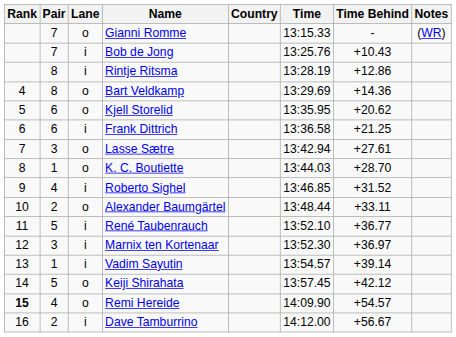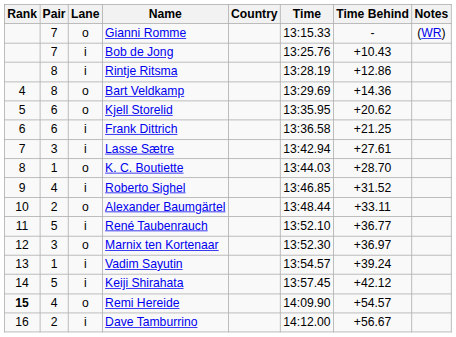(85, 149) o -> (85, 149) i
(85, 245) i -> (85, 245) o
(373, 264) +39.14 -> (373, 264) +39.24
(85, 284) o -> (85, 284) i
